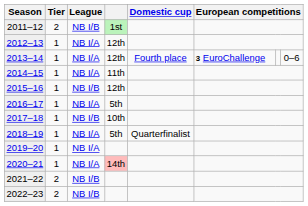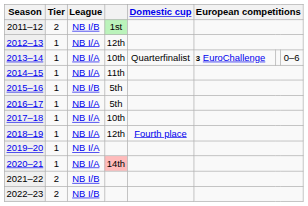(116, 57) 12th -> (116, 57) 10th
(160, 57) Fourth place -> (160, 57) Quarterfinalist
(116, 88) 12th -> (116, 88) 5th
(86, 118) NB I/B -> (86, 118) NB I/A
(116, 133) 5th -> (116, 133) 12th
(160, 133) Quarterfinalist -> (160, 133) Fourth place
